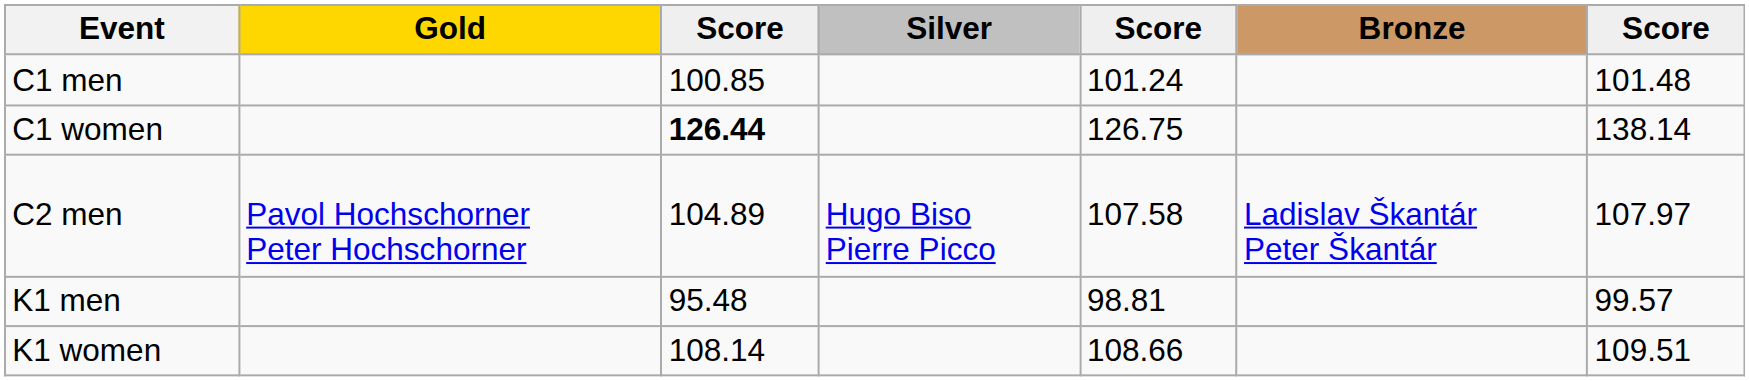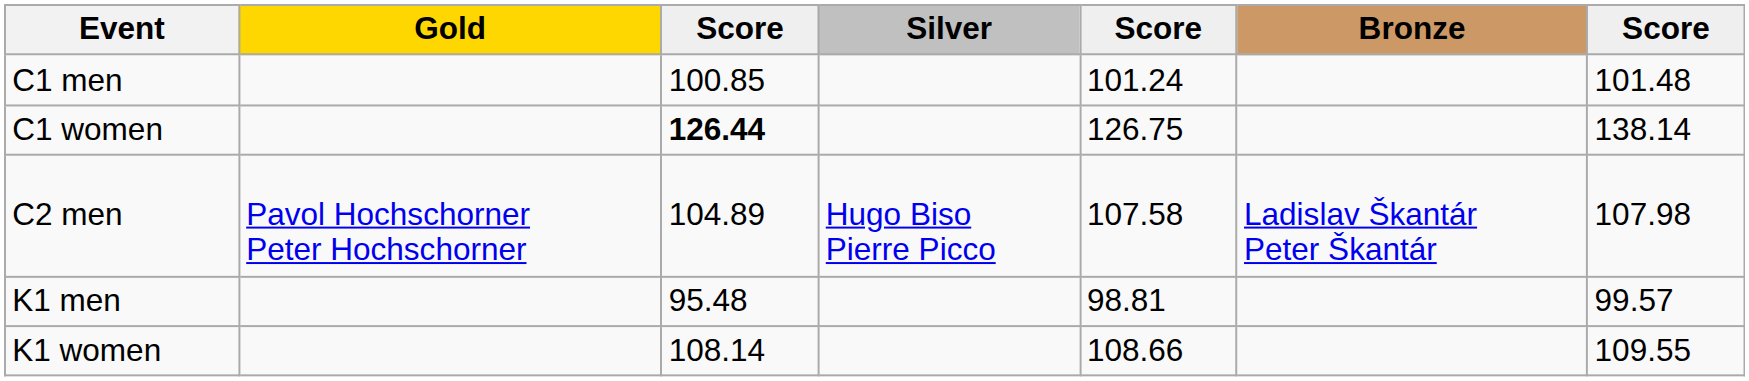(1643, 214) 107.97 -> (1643, 214) 107.98
(1643, 350) 109.51 -> (1643, 350) 109.55
